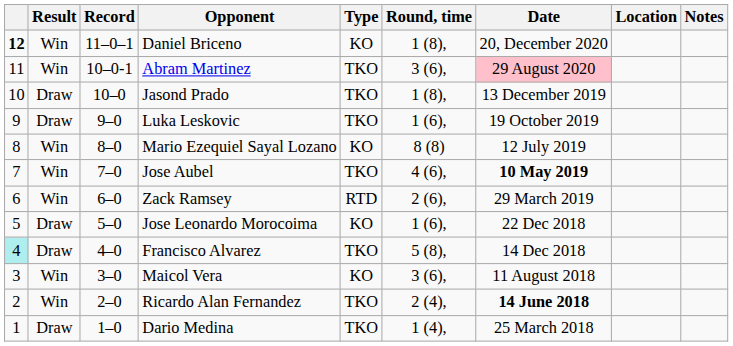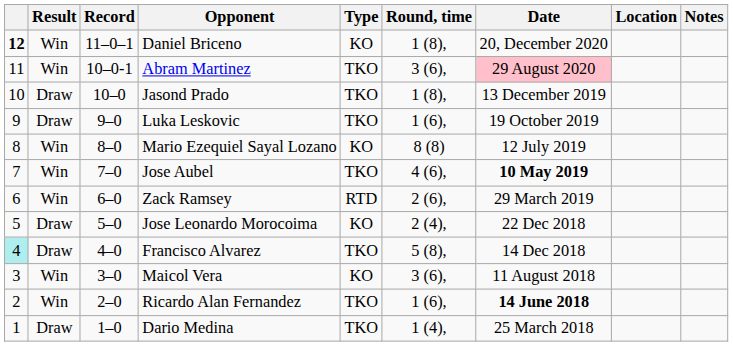(429, 224) 1 (6), -> (429, 224) 2 (4),
(429, 302) 2 (4), -> (429, 302) 1 (6),
